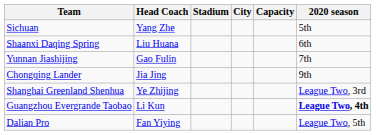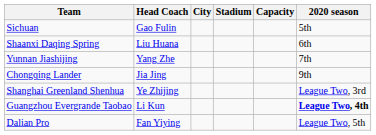columns swapped: (242, 12) <-> (211, 12)
(155, 28) Yang Zhe -> (156, 28) Gao Fulin
(156, 59) Gao Fulin -> (155, 59) Yang Zhe
